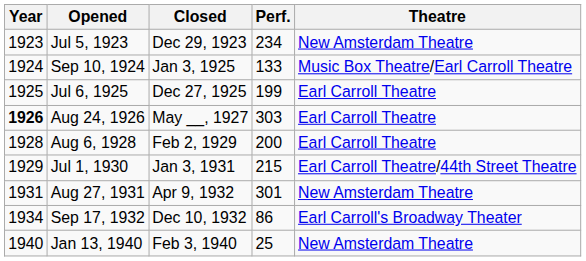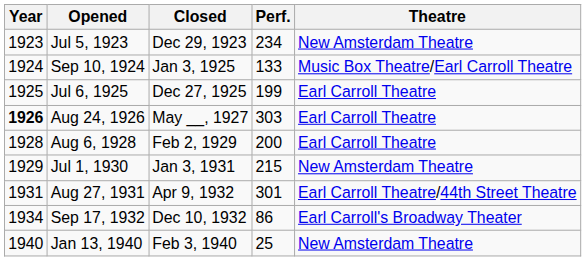(437, 167) Earl Carroll Theatre/44th Street Theatre -> (385, 167) New Amsterdam Theatre
(385, 192) New Amsterdam Theatre -> (437, 192) Earl Carroll Theatre/44th Street Theatre
